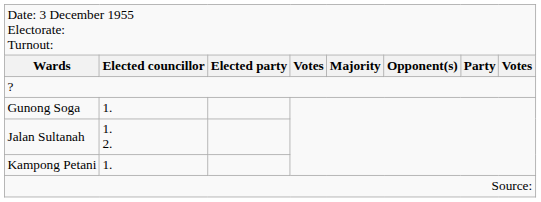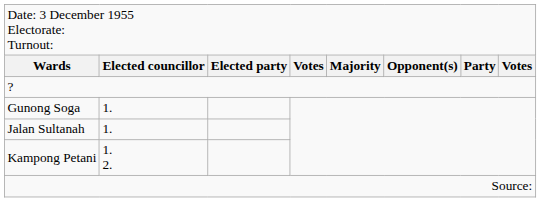(107, 136) 1. 2. -> (107, 129) 1.
(107, 165) 1. -> (107, 157) 1. 2.
